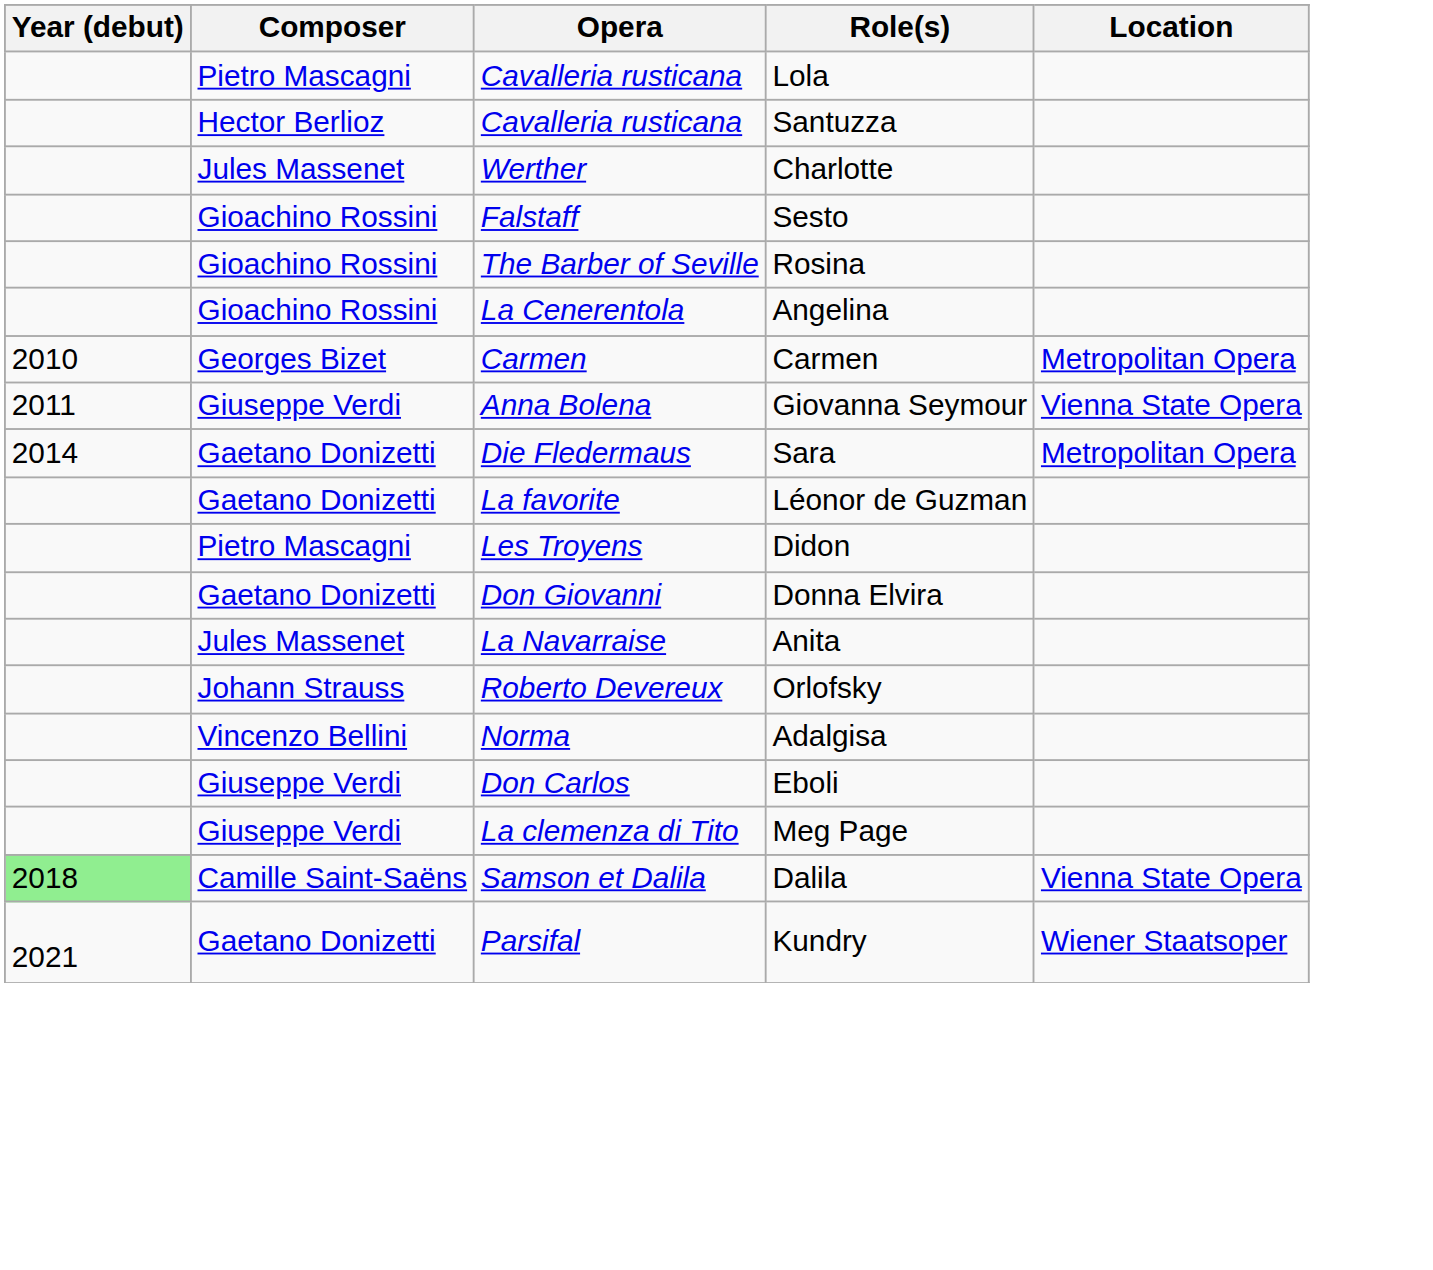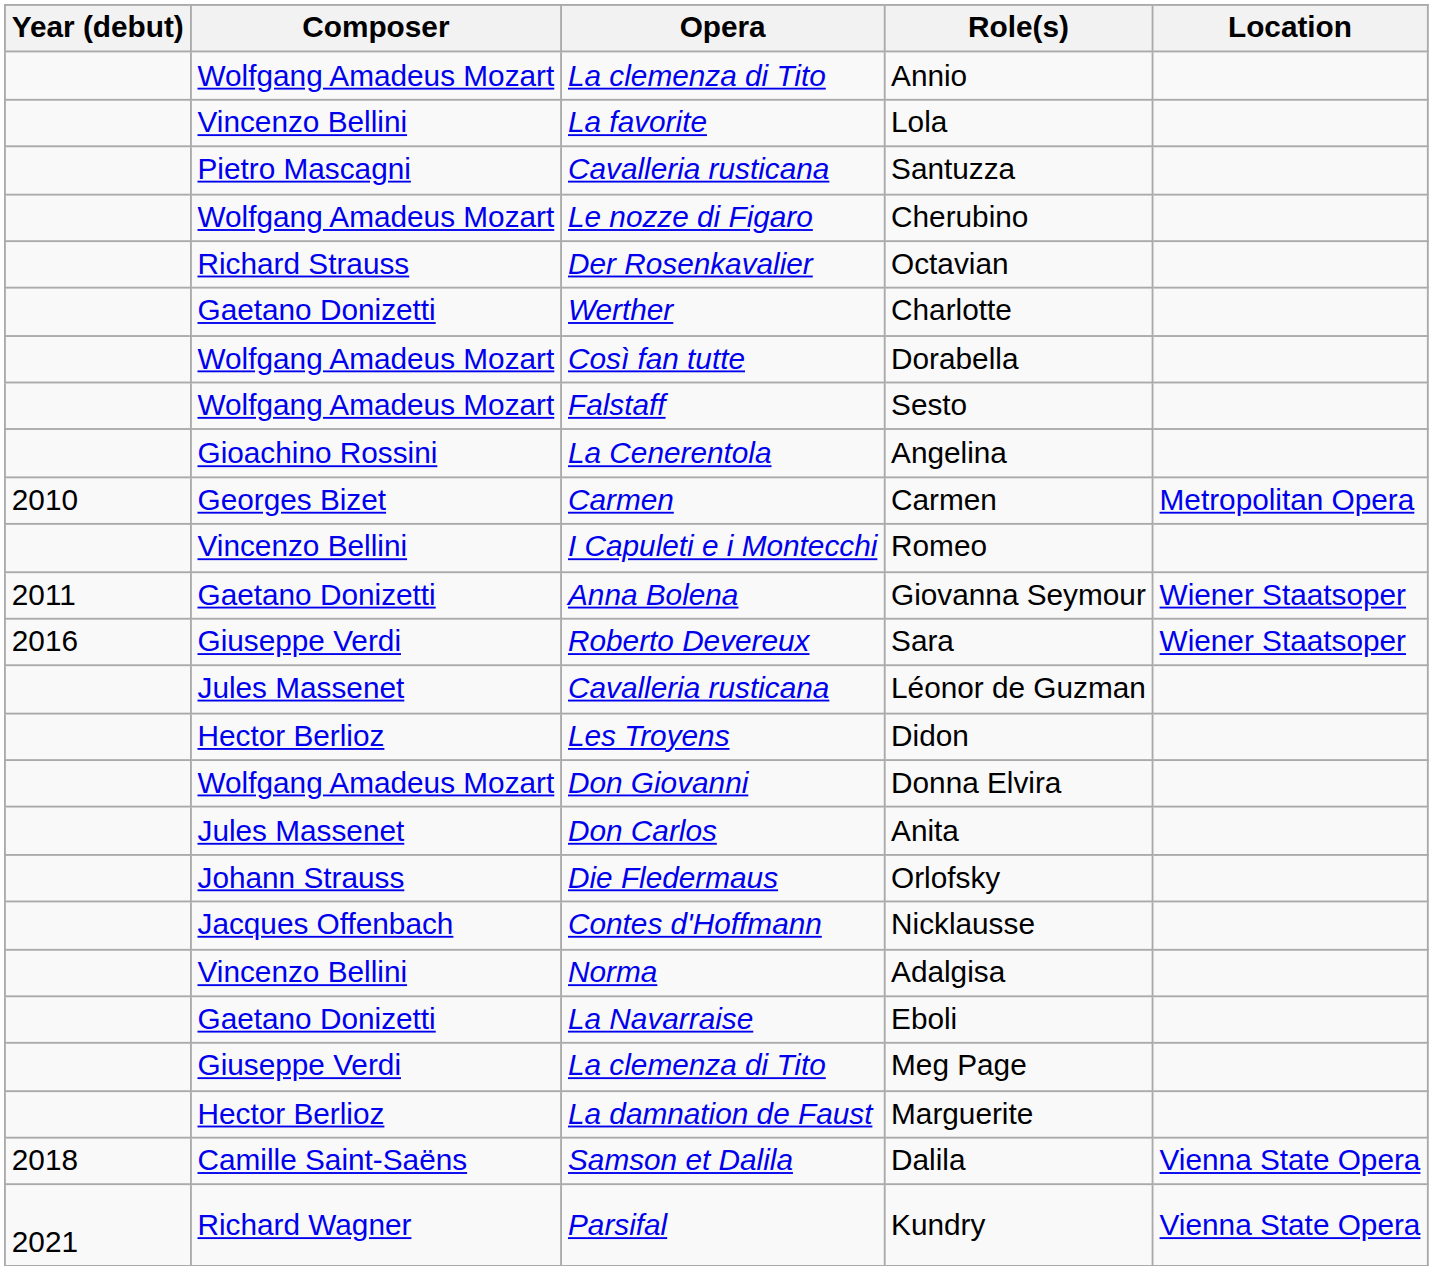+ row: (929, 75)
(304, 75) Pietro Mascagni -> (302, 122) Vincenzo Bellini
(612, 75) Cavalleria rusticana -> (637, 122) La favorite
(291, 122) Hector Berlioz -> (304, 169) Pietro Mascagni
+ row: (960, 216)
+ row: (950, 264)
(301, 169) Jules Massenet -> (317, 311) Gaetano Donizetti
+ row: (955, 358)
(317, 216) Gioachino Rossini -> (376, 405) Wolfgang Amadeus Mozart
- row: (819, 264)
+ row: (939, 547)
(299, 405) Giuseppe Verdi -> (317, 594) Gaetano Donizetti
(1171, 405) Vienna State Opera -> (1283, 594) Wiener Staatsoper
(45, 452) 2014 -> (45, 641) 2016
(317, 452) Gaetano Donizetti -> (299, 641) Giuseppe Verdi
(586, 452) Die Fledermaus -> (689, 641) Roberto Devereux
(1168, 452) Metropolitan Opera -> (1283, 641) Wiener Staatsoper
(317, 500) Gaetano Donizetti -> (301, 688) Jules Massenet
(550, 500) La favorite -> (699, 688) Cavalleria rusticana
(304, 547) Pietro Mascagni -> (291, 736) Hector Berlioz
(317, 594) Gaetano Donizetti -> (376, 783) Wolfgang Amadeus Mozart
(573, 641) La Navarraise -> (642, 830) Don Carlos
(602, 688) Roberto Devereux -> (673, 877) Die Fledermaus
+ row: (963, 924)
(299, 783) Giuseppe Verdi -> (317, 1019) Gaetano Donizetti
(555, 783) Don Carlos -> (661, 1019) La Navarraise
+ row: (962, 1113)
(45, 877) lightgreen background -> (45, 1160) no background
(317, 941) Gaetano Donizetti -> (304, 1224) Richard Wagner
(1164, 941) Wiener Staatsoper -> (1290, 1224) Vienna State Opera
